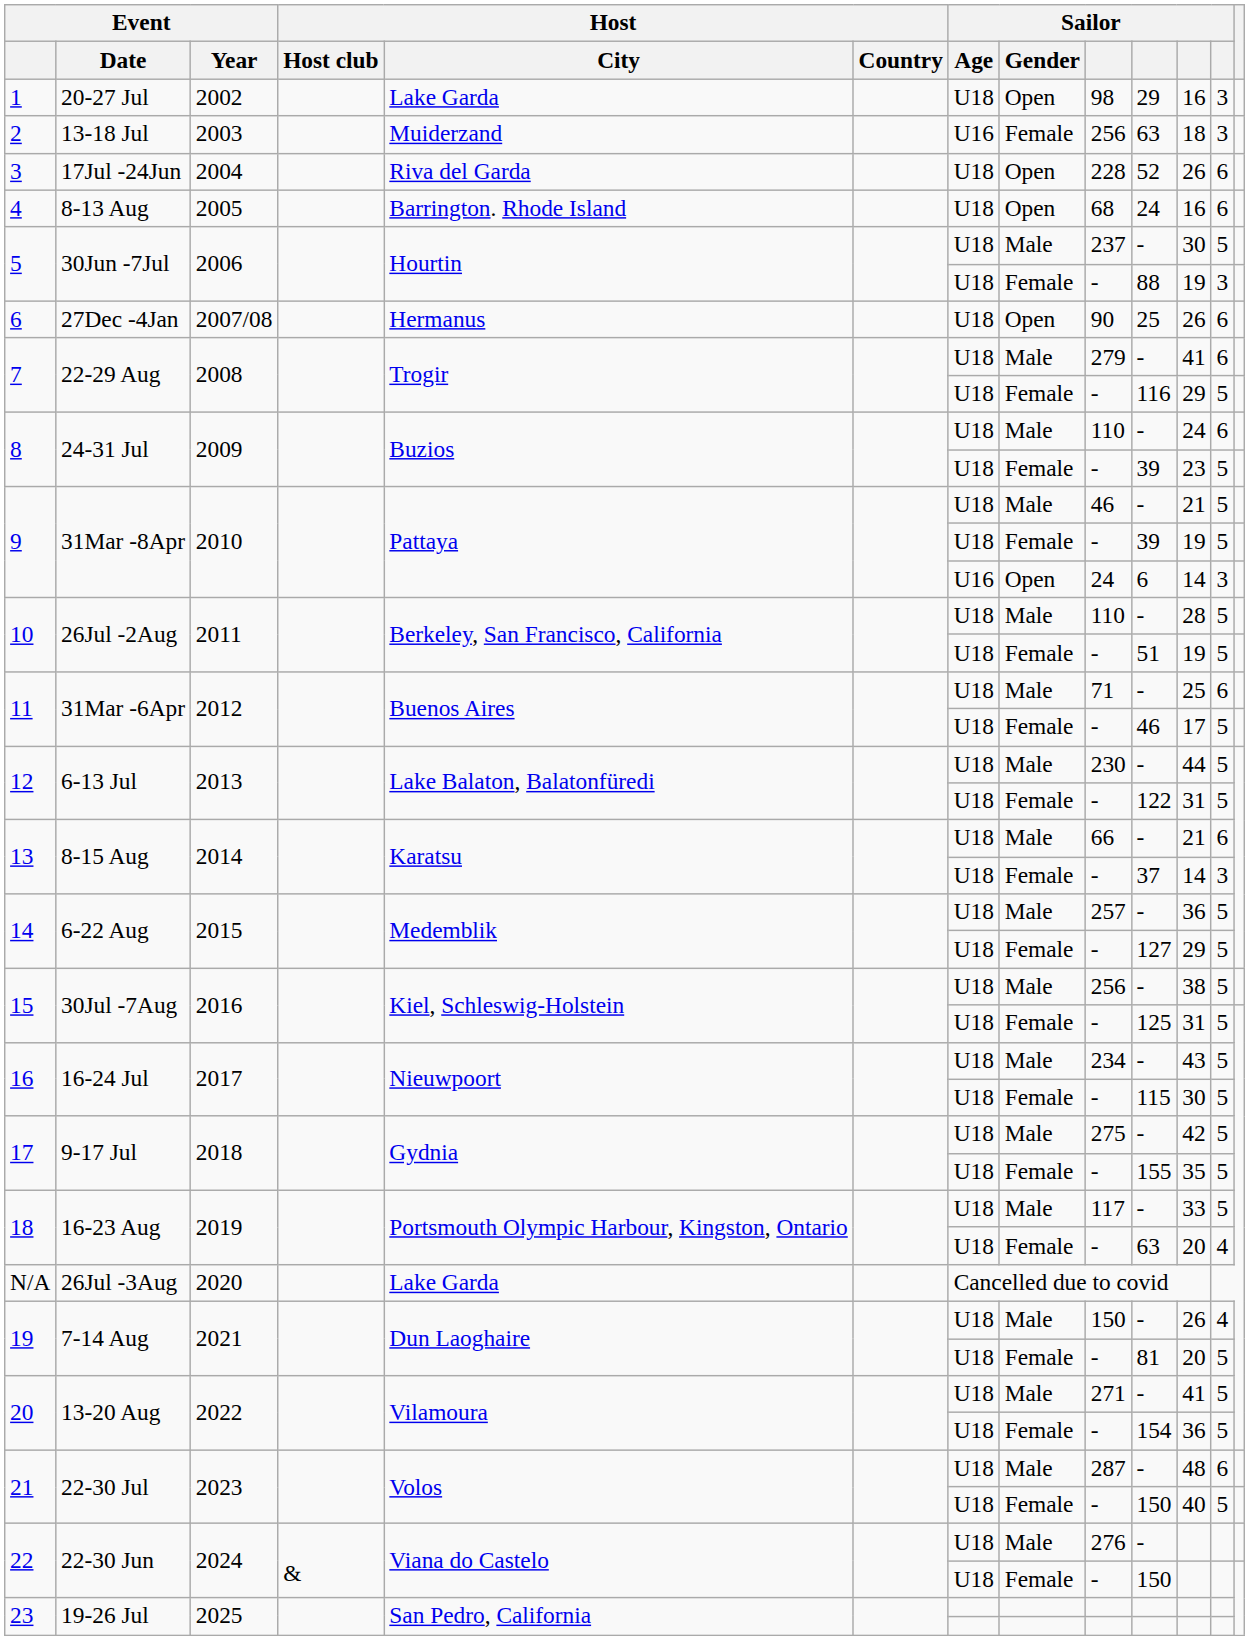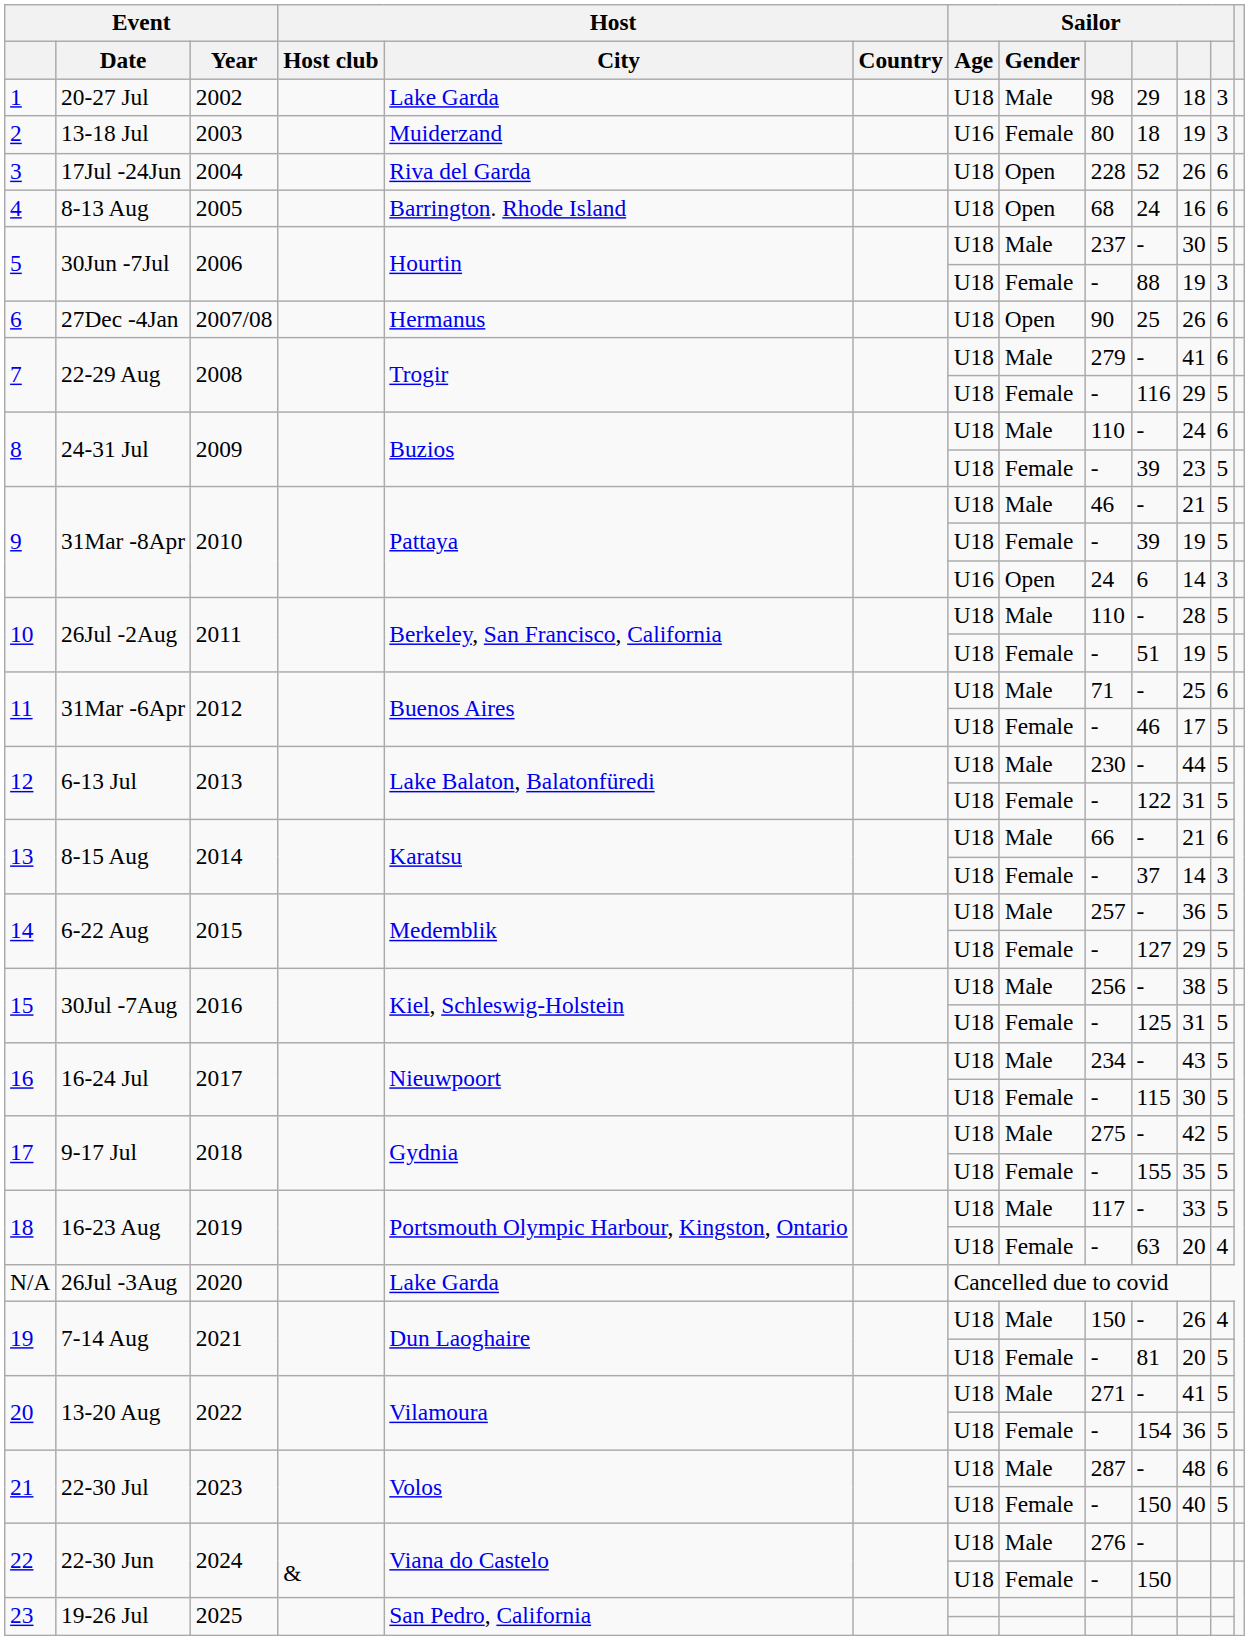(1030, 97) Open -> (1029, 97) Male
(1194, 97) 16 -> (1194, 97) 18
(1108, 134) 256 -> (1102, 134) 80
(1148, 134) 63 -> (1148, 134) 18
(1194, 134) 18 -> (1194, 134) 19
